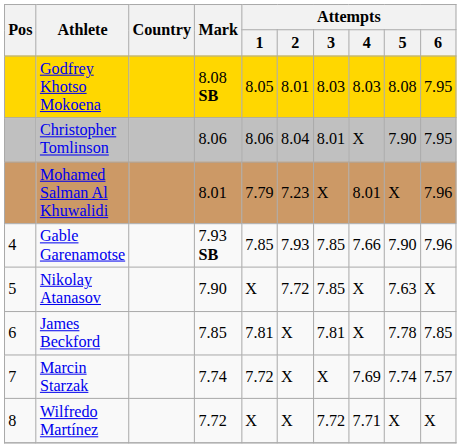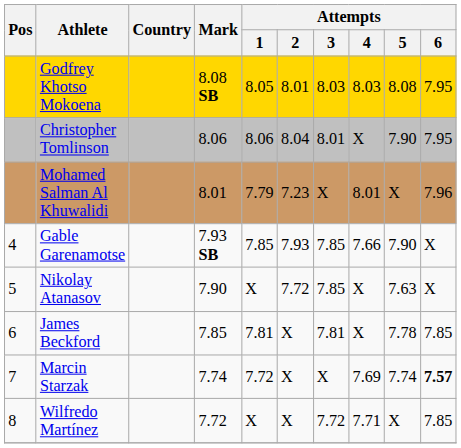(438, 245) 7.96 -> (430, 245) X
(438, 376) normal -> (438, 376) bold
(430, 420) X -> (438, 420) 7.85
